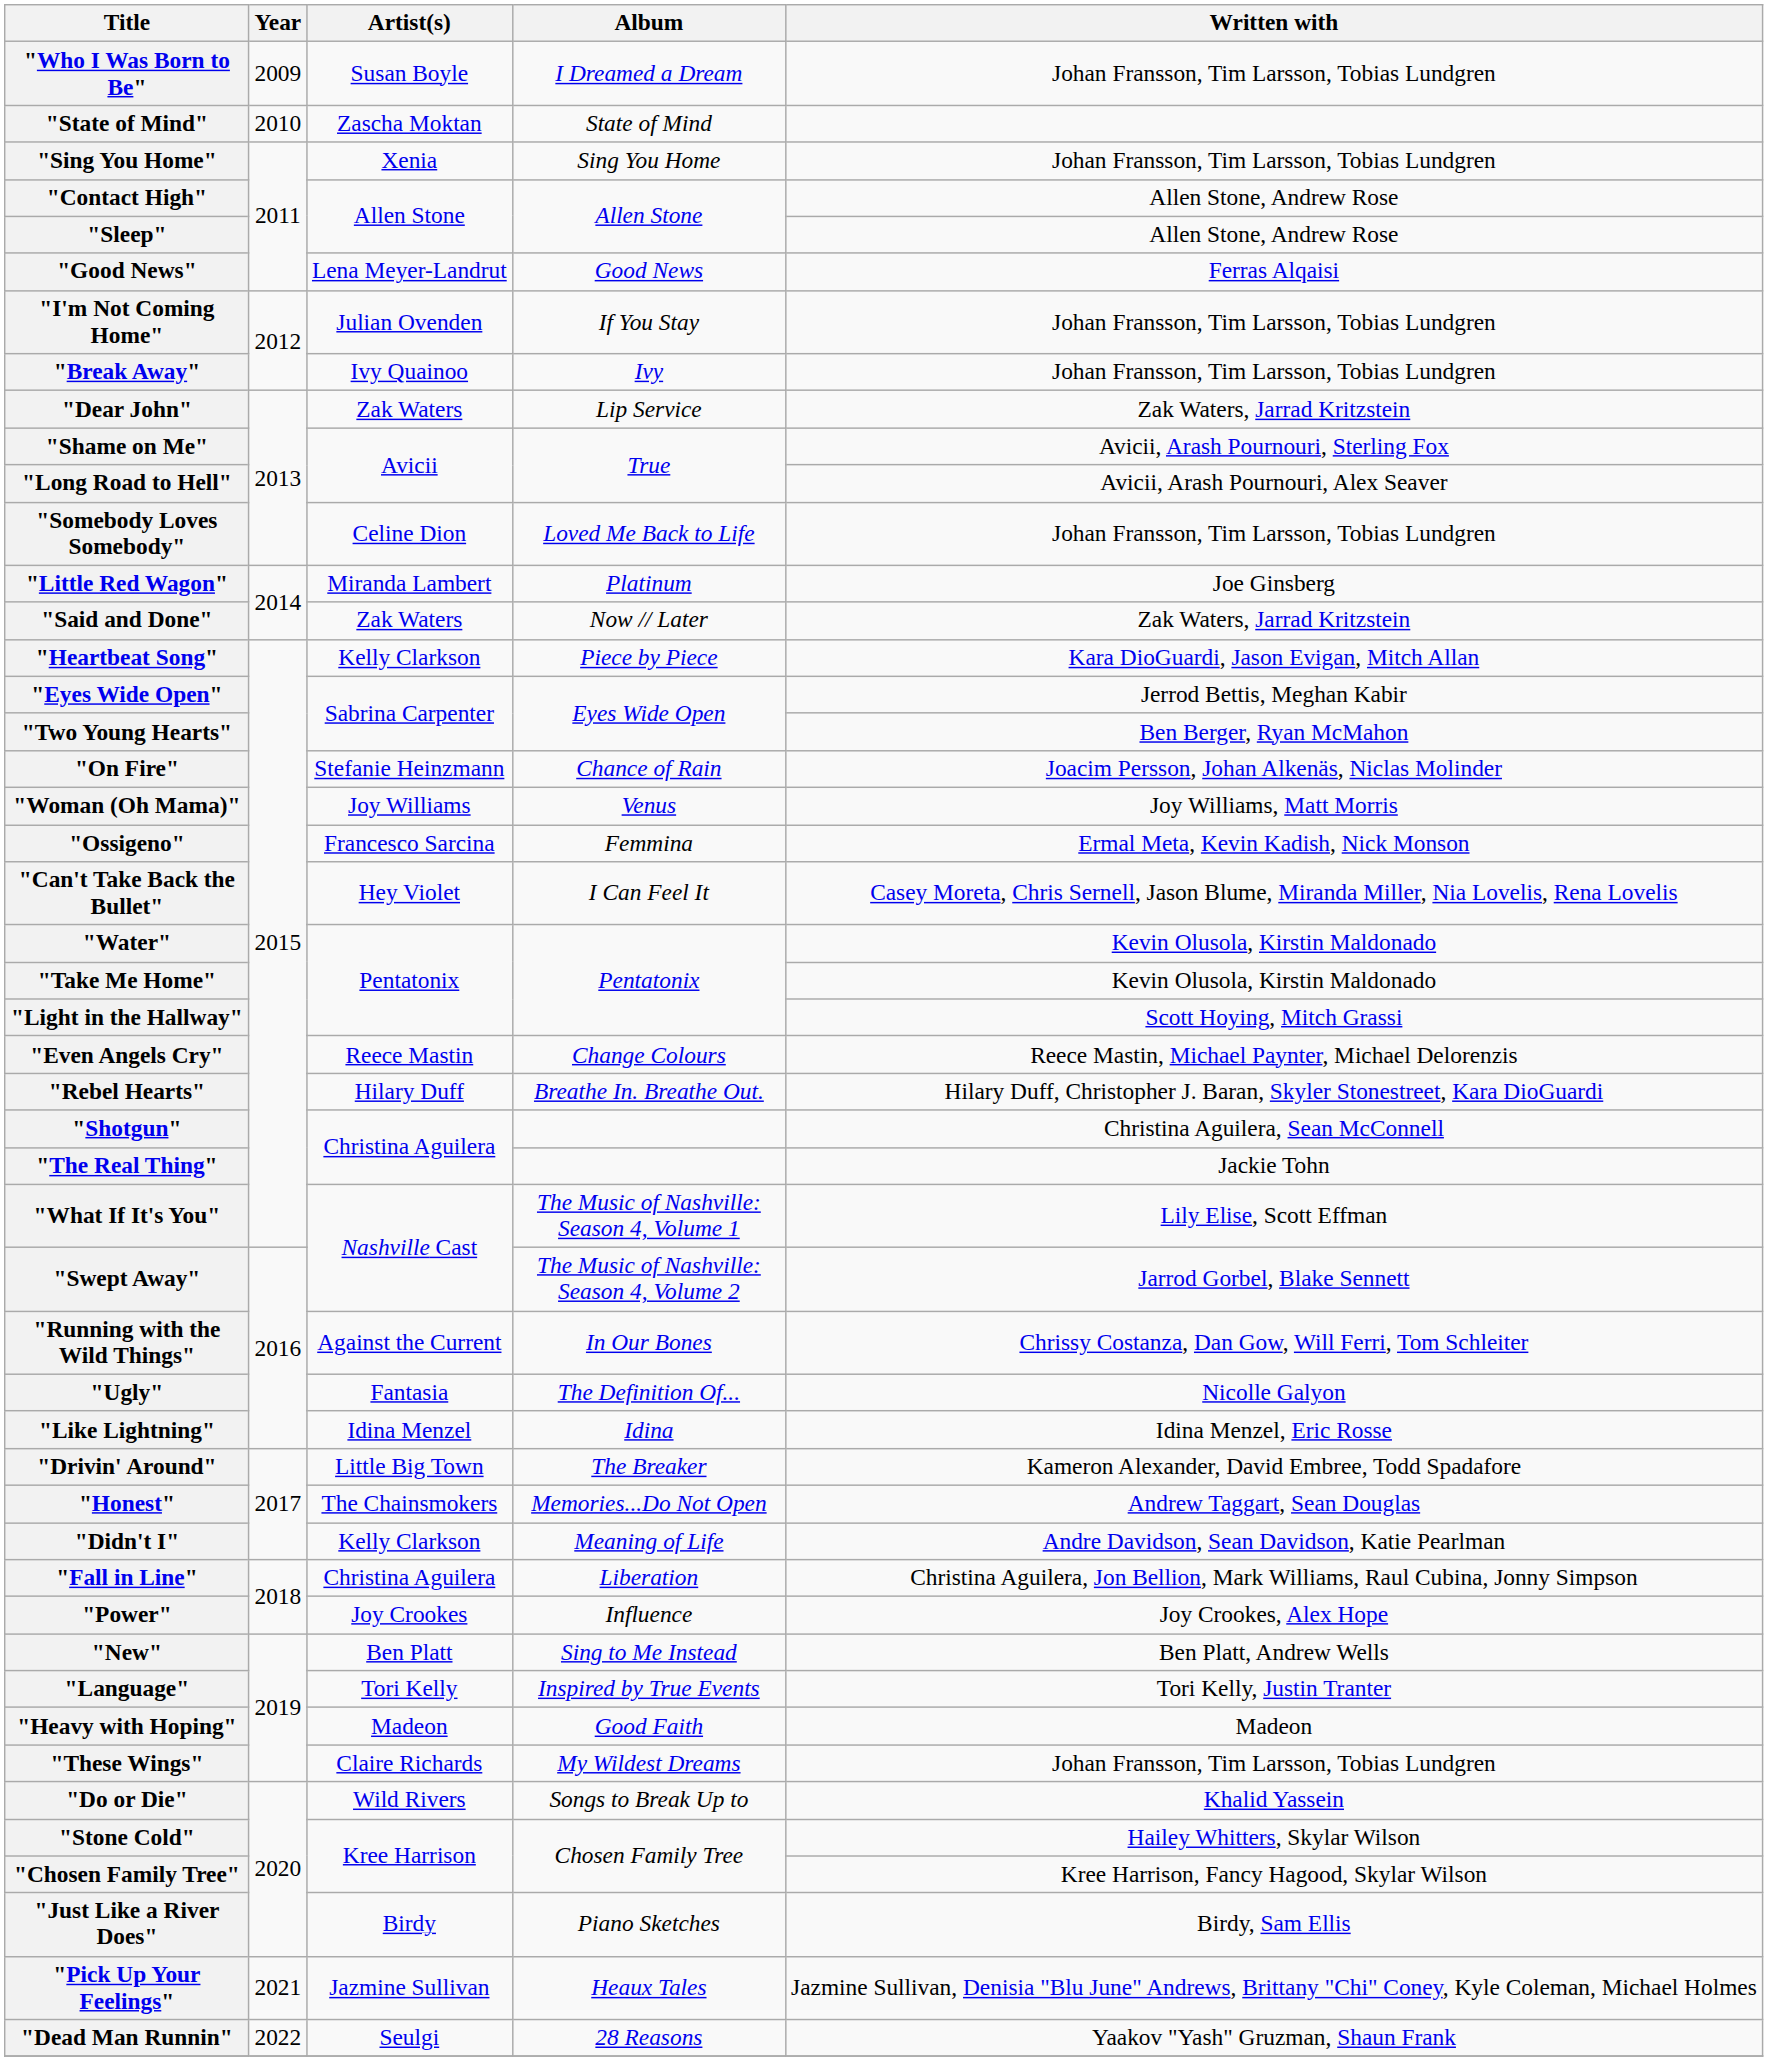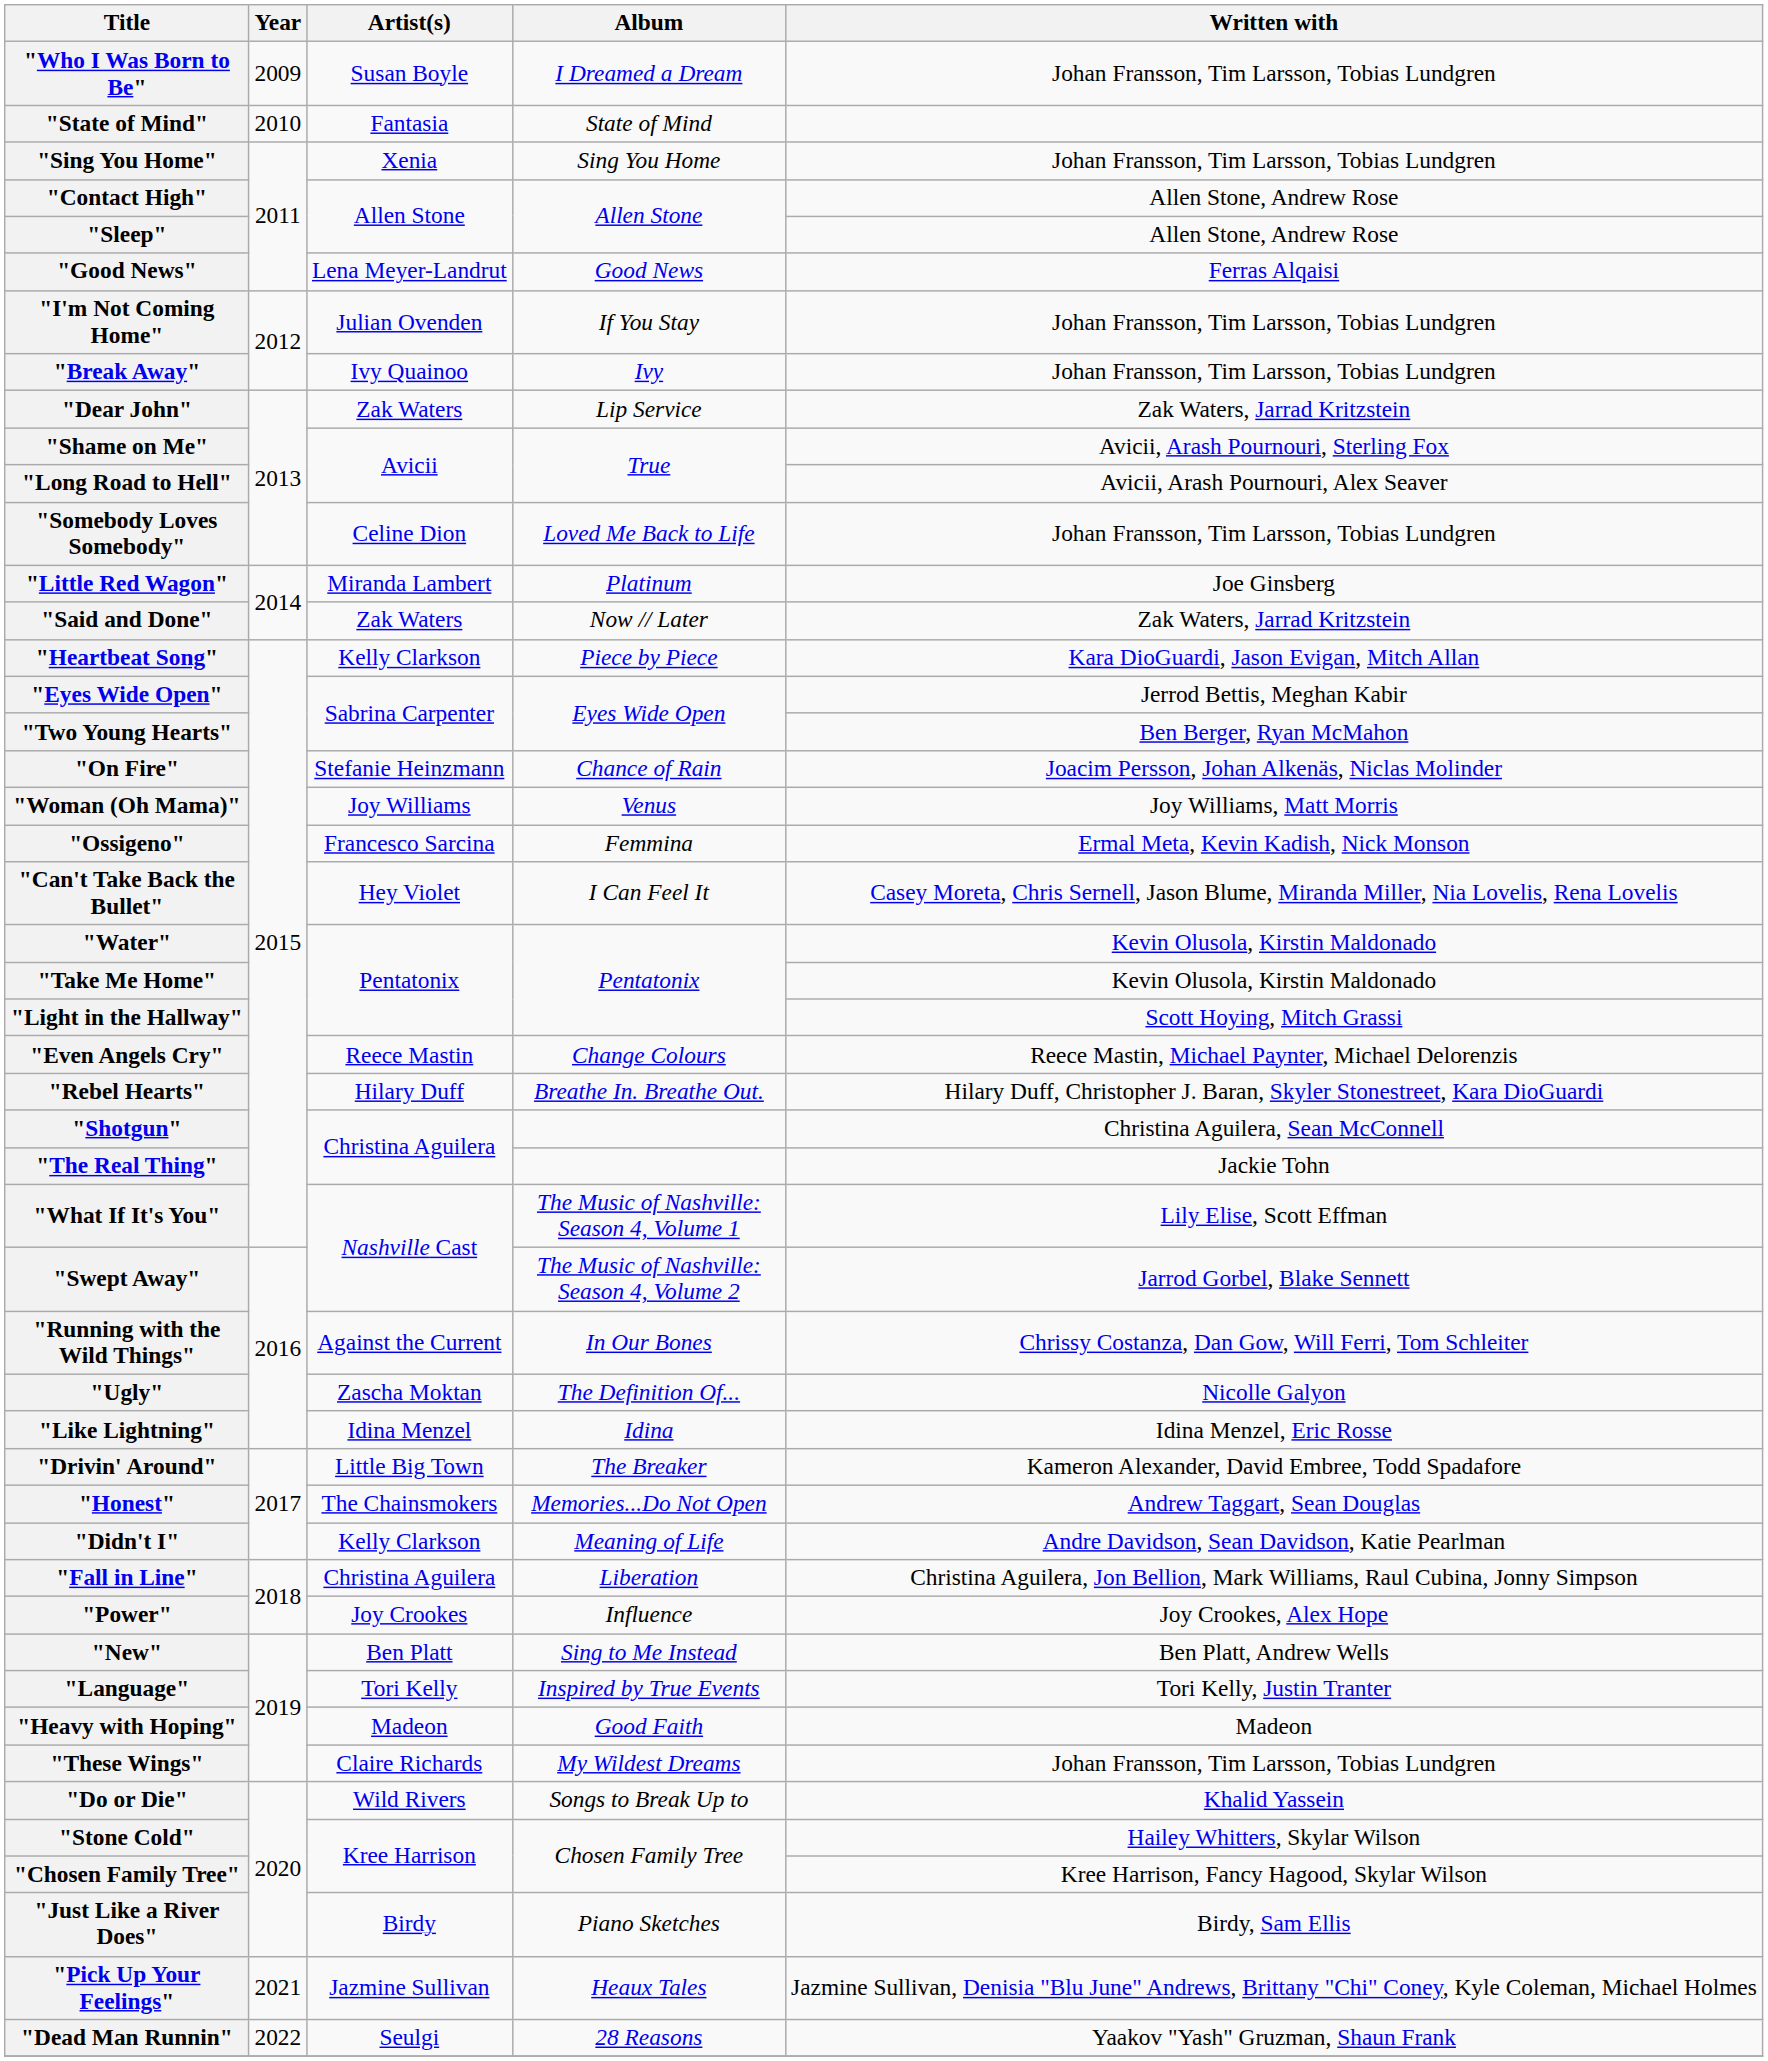(409, 123) Zascha Moktan -> (409, 123) Fantasia
(409, 1392) Fantasia -> (409, 1392) Zascha Moktan
